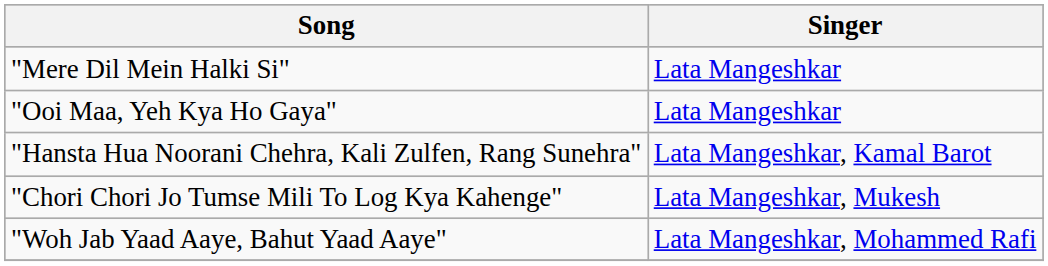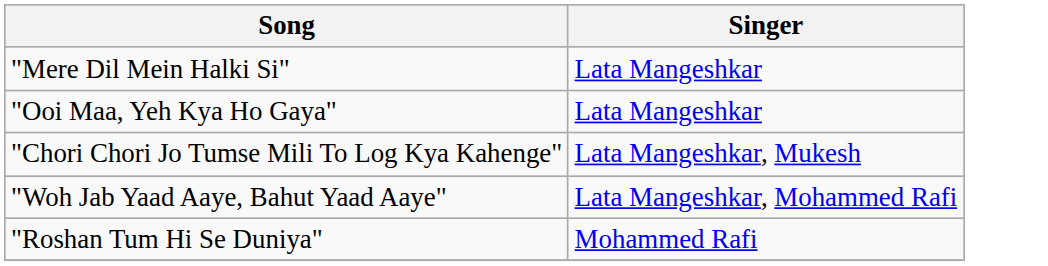- row: (326, 153)
+ row: (167, 238)
